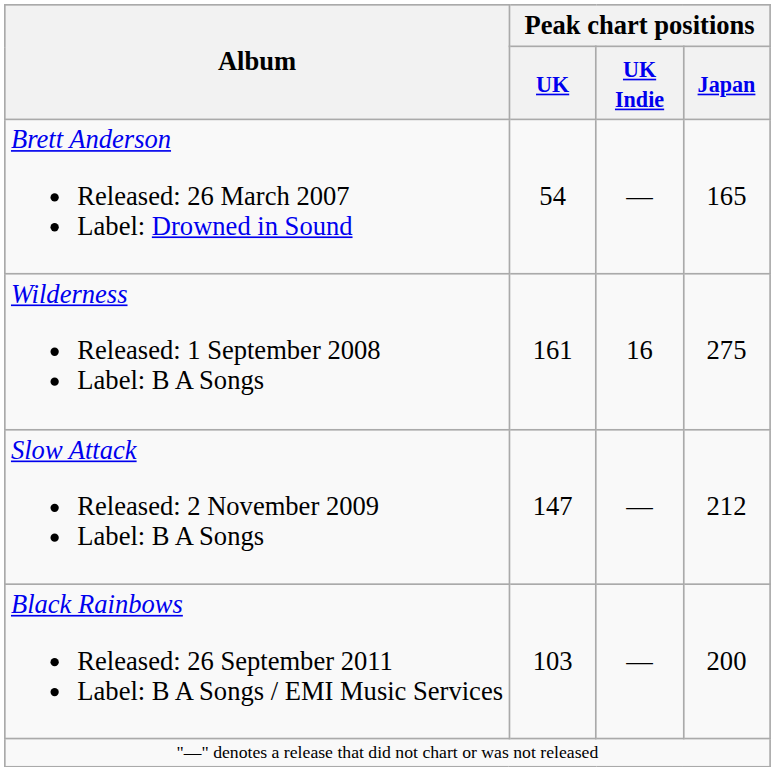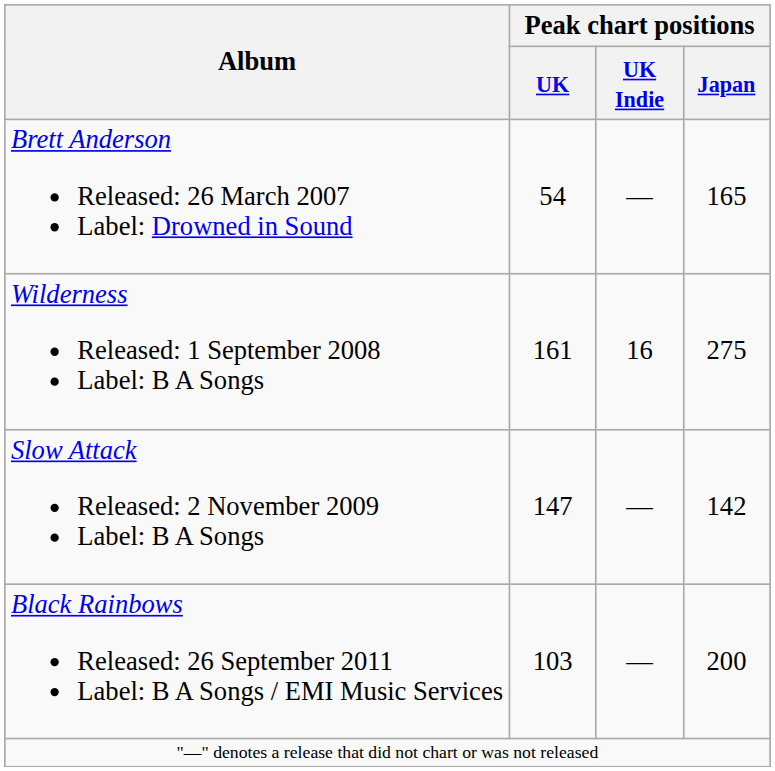(727, 506) 212 -> (727, 506) 142
